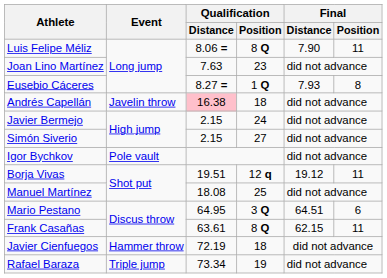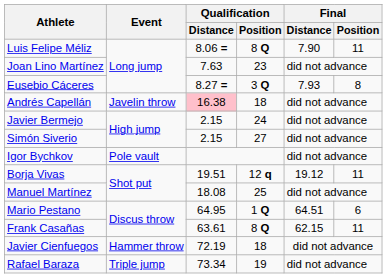(260, 85) 1 Q -> (260, 85) 3 Q
(260, 210) 3 Q -> (260, 210) 1 Q
